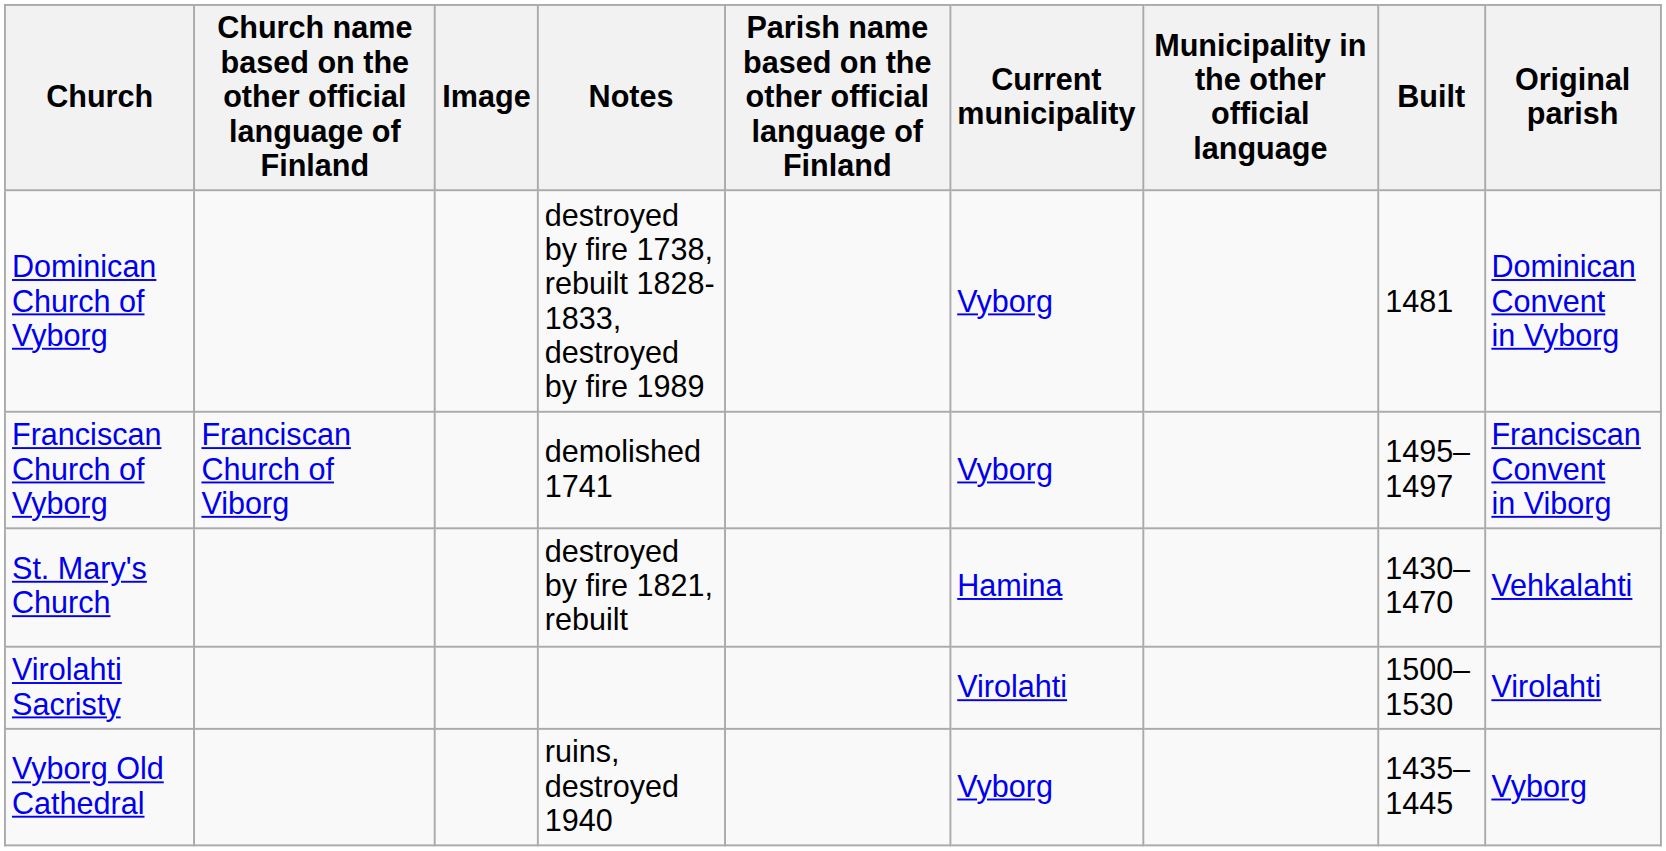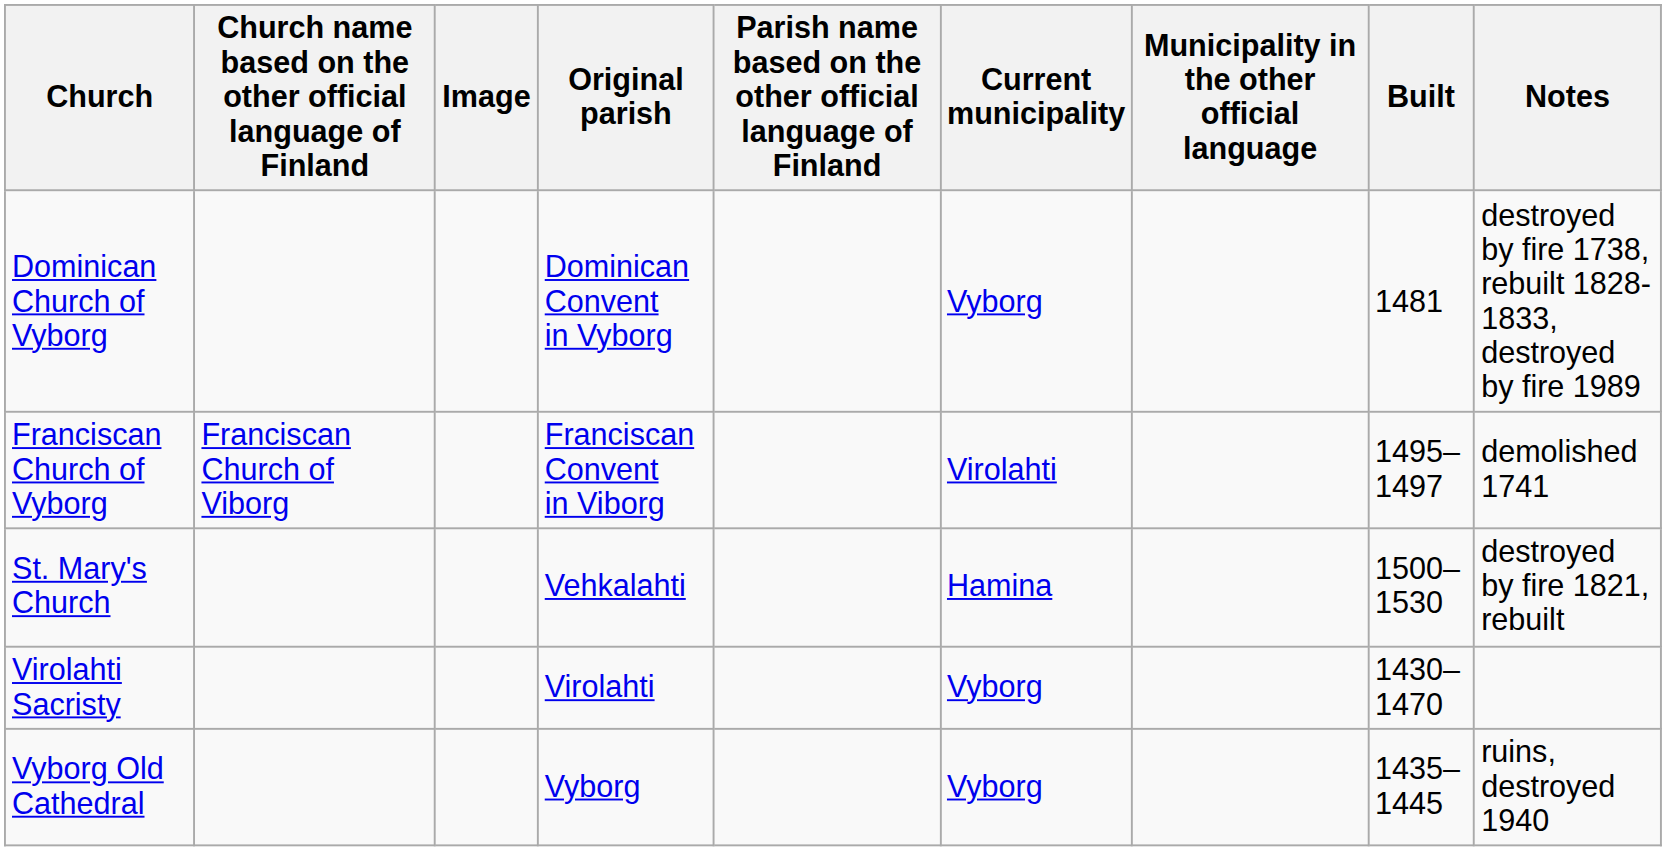columns swapped: (1573, 97) <-> (631, 97)
(1005, 469) Vyborg -> (1002, 469) Virolahti
(1428, 586) 1430–1470 -> (1417, 586) 1500–1530
(1012, 686) Virolahti -> (995, 686) Vyborg
(1428, 686) 1500–1530 -> (1417, 686) 1430–1470
